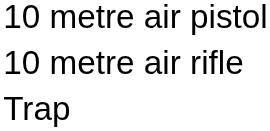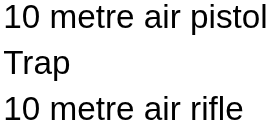rows swapped: (123, 63) <-> (37, 108)
